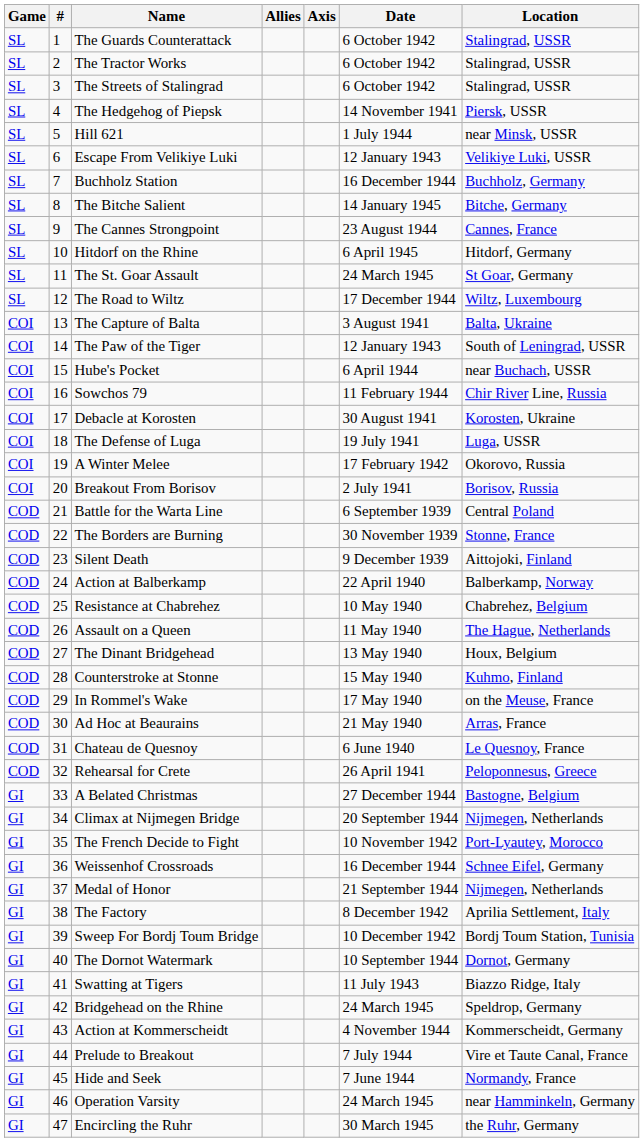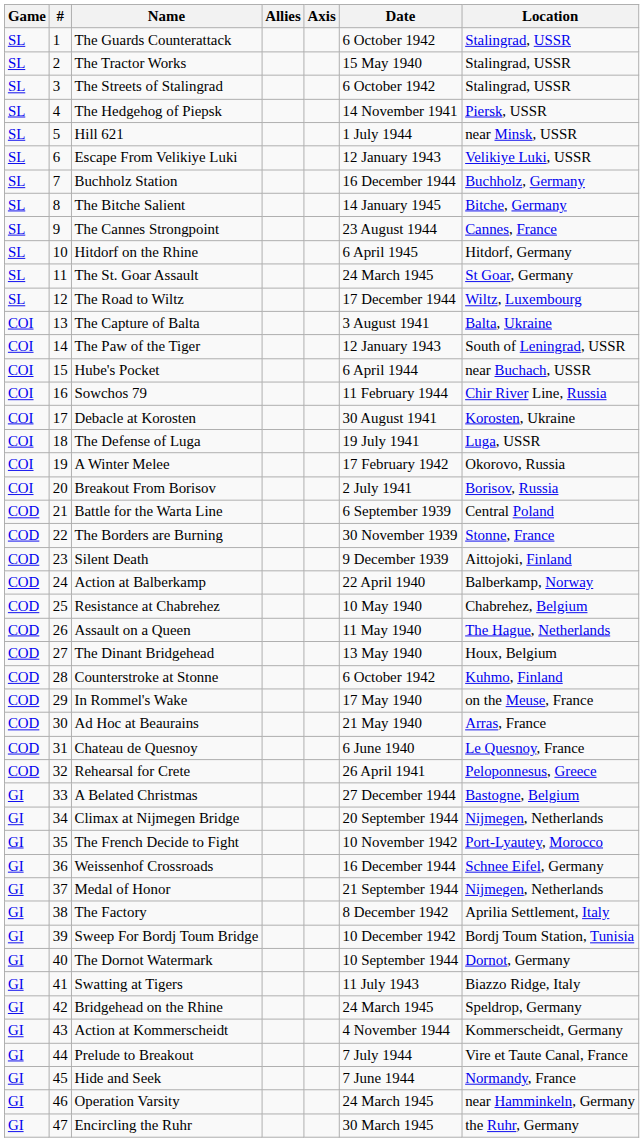(389, 63) 6 October 1942 -> (382, 63) 15 May 1940
(382, 677) 15 May 1940 -> (389, 677) 6 October 1942
